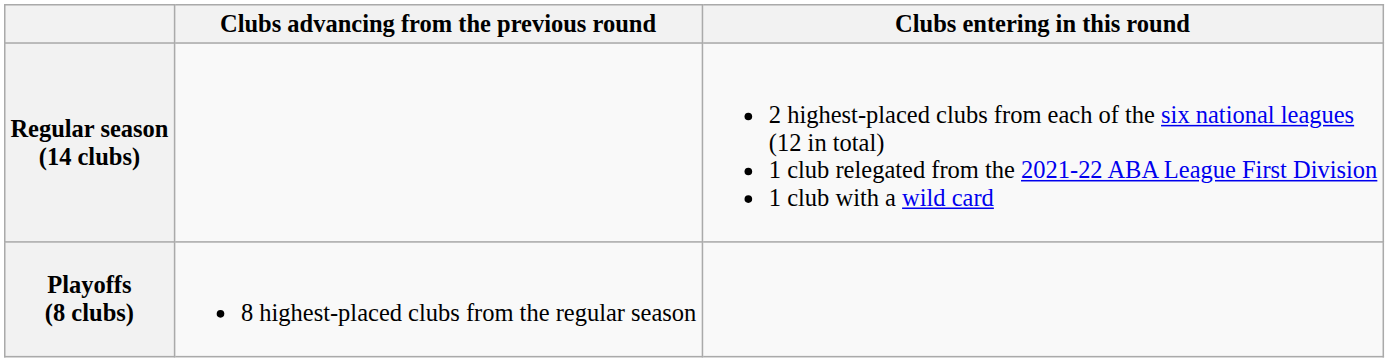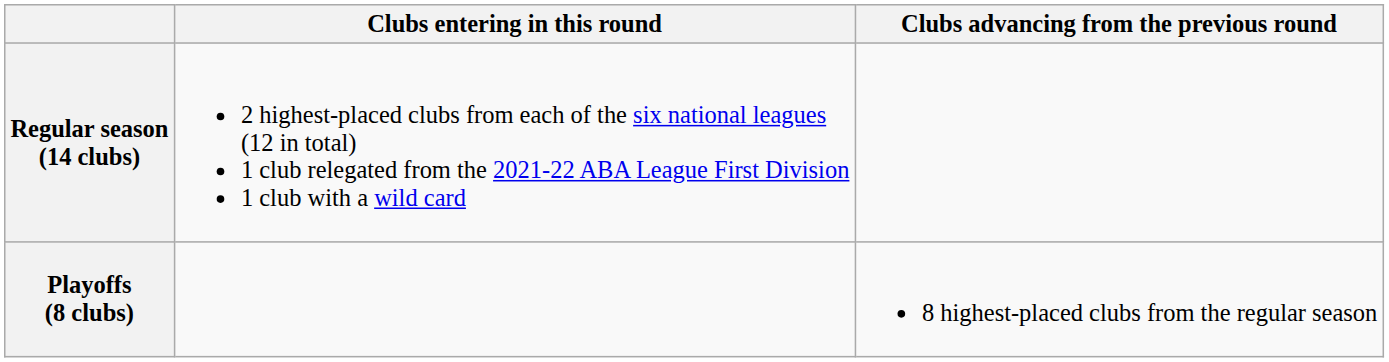columns swapped: (1042, 23) <-> (438, 23)
